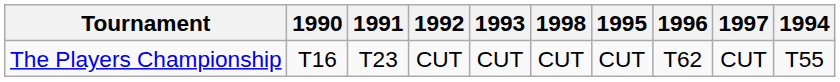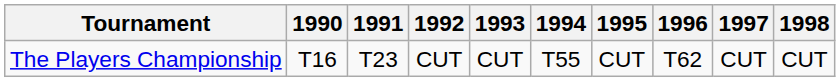columns swapped: (804, 23) <-> (561, 23)
